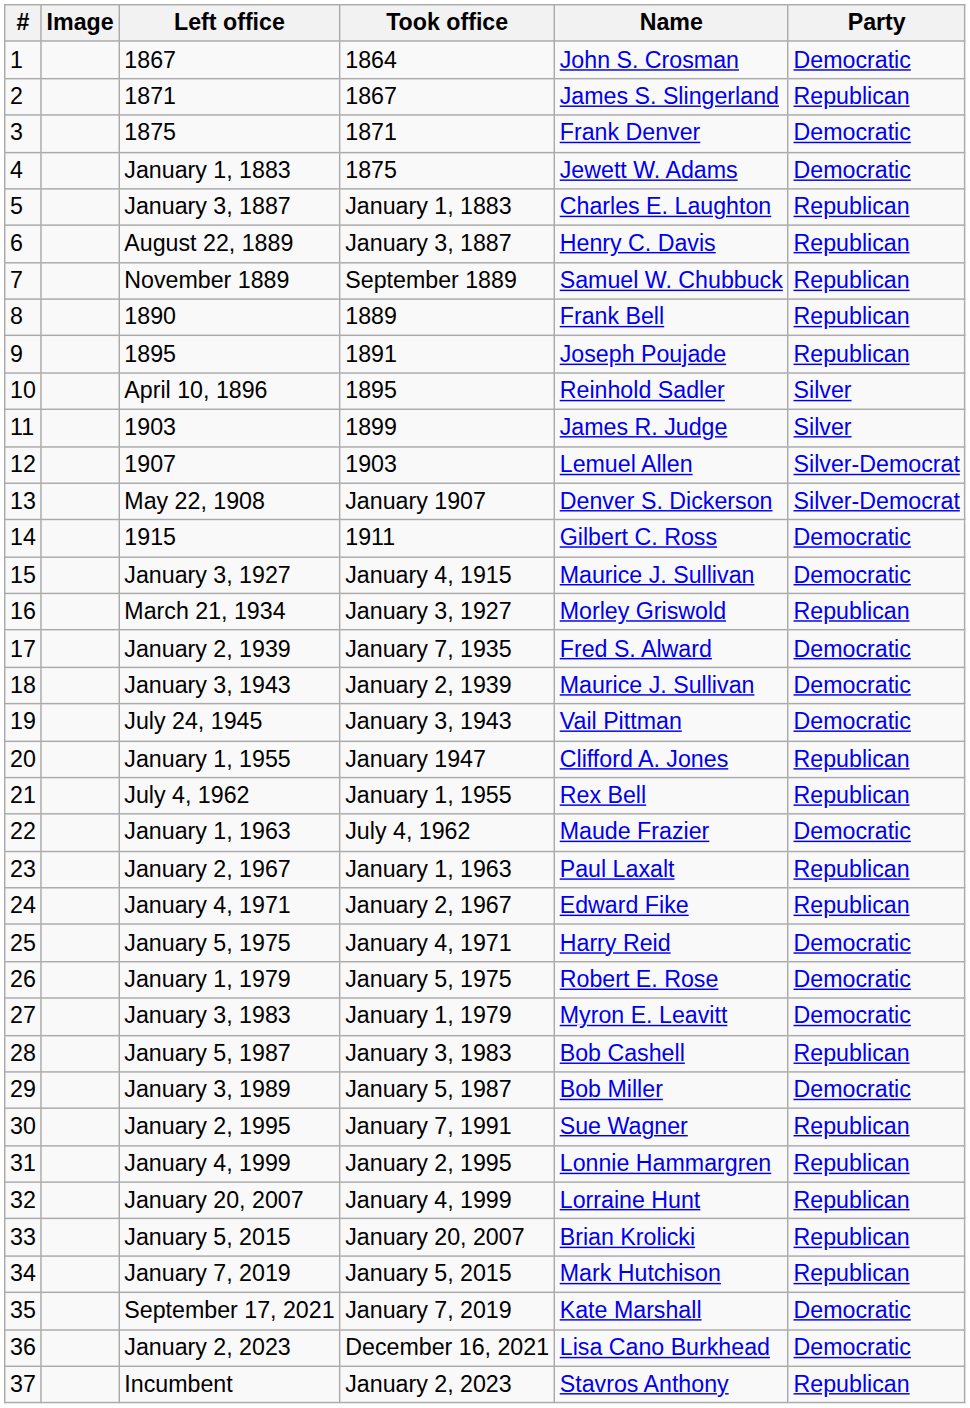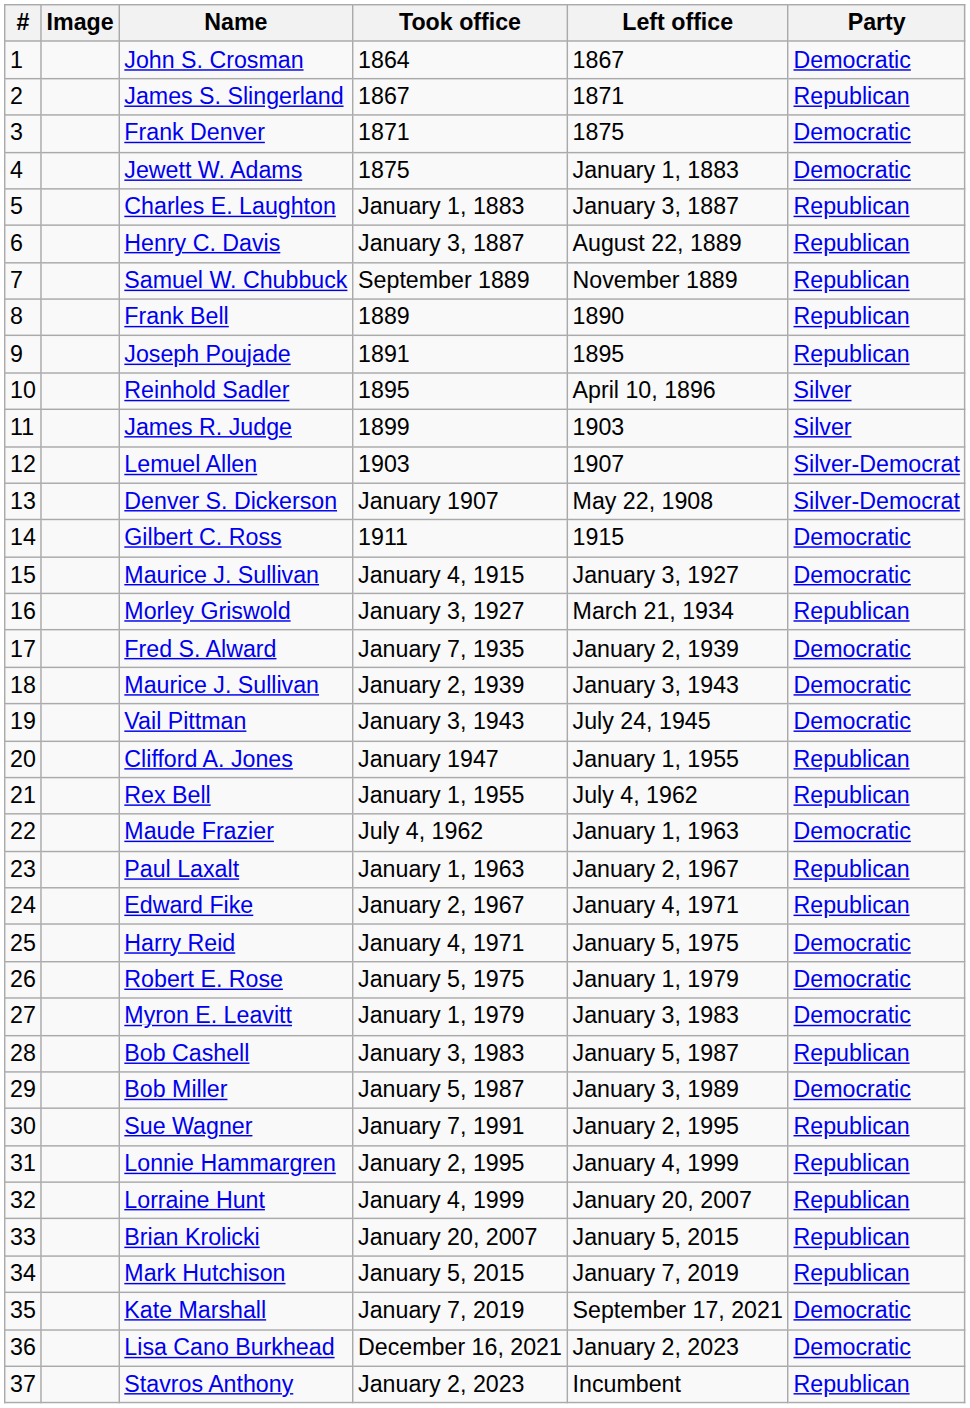columns swapped: (671, 22) <-> (229, 22)
